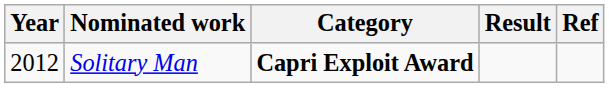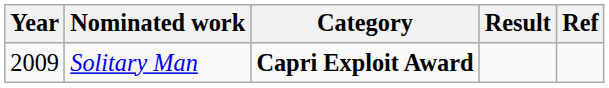(35, 62) 2012 -> (35, 62) 2009
